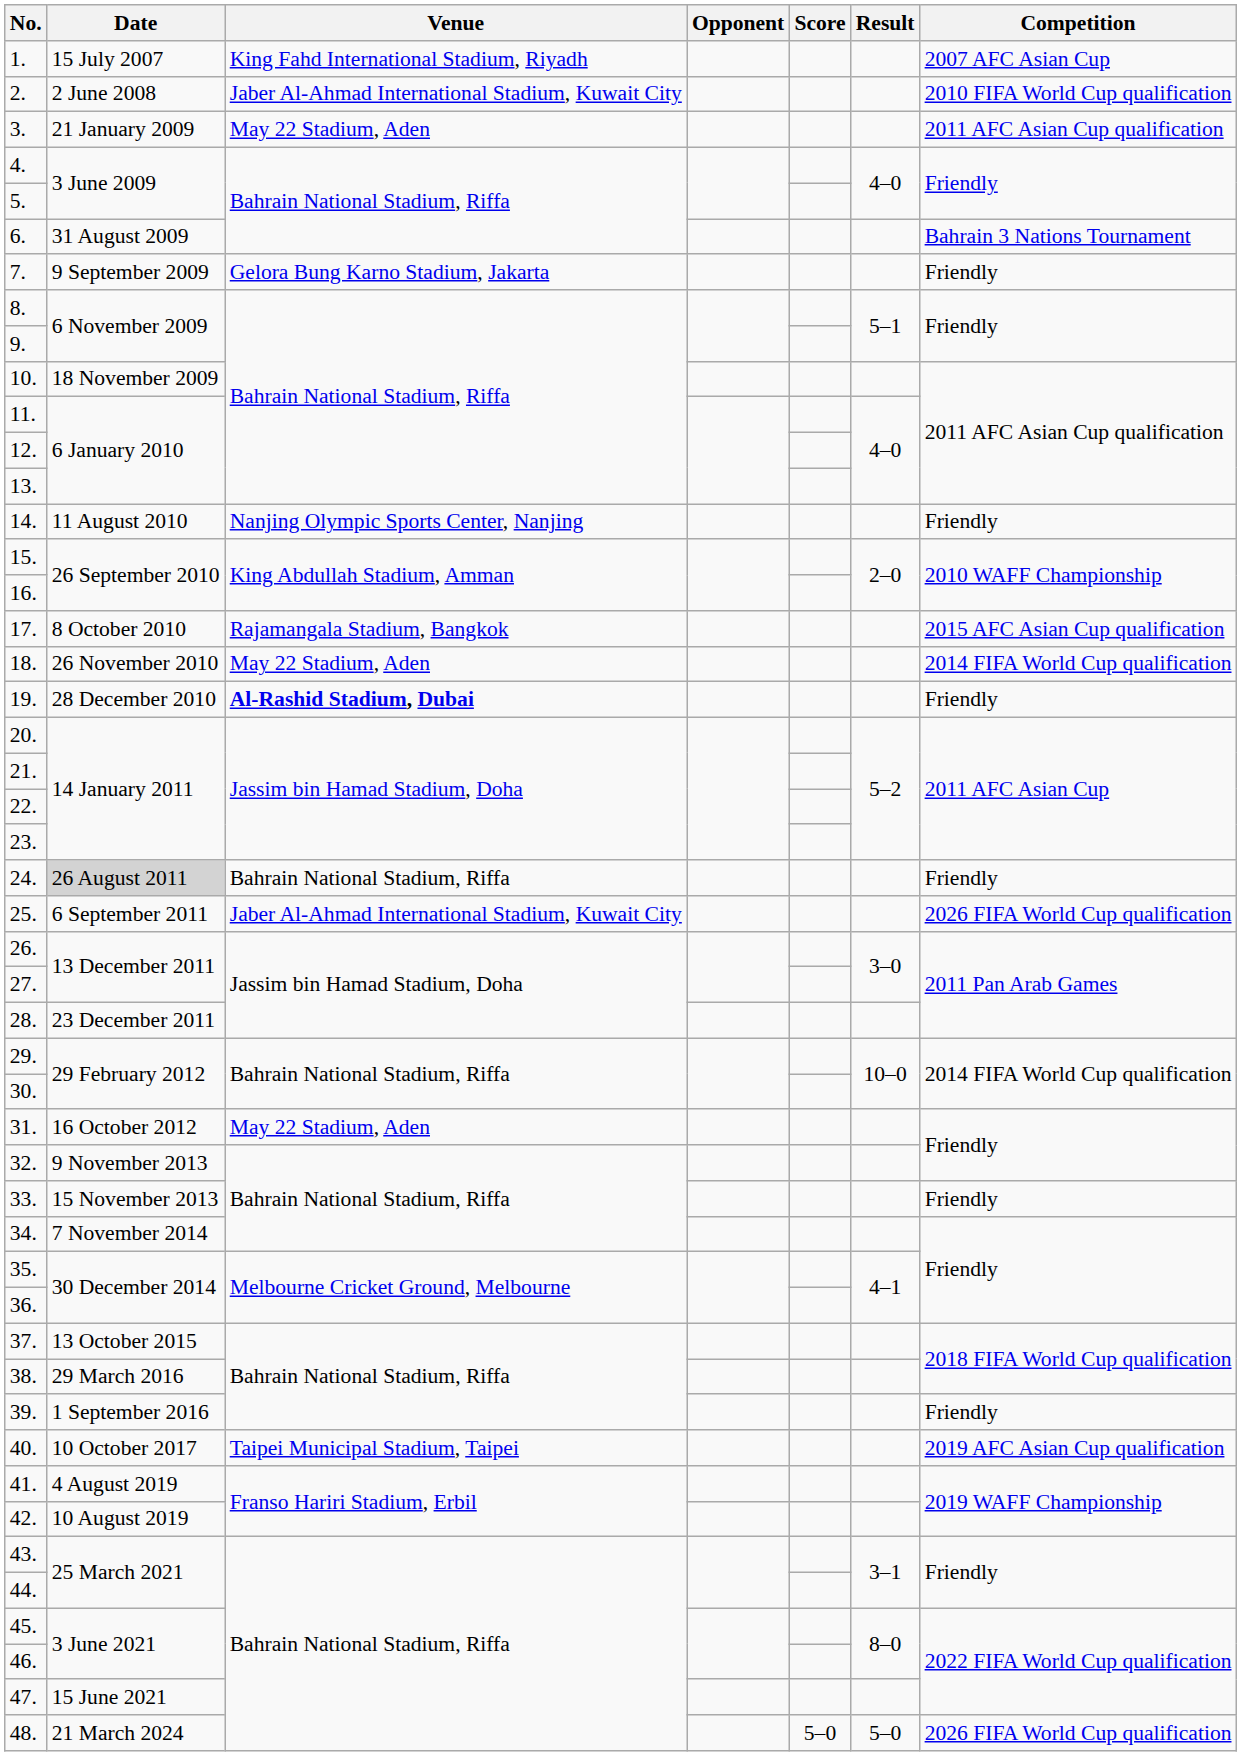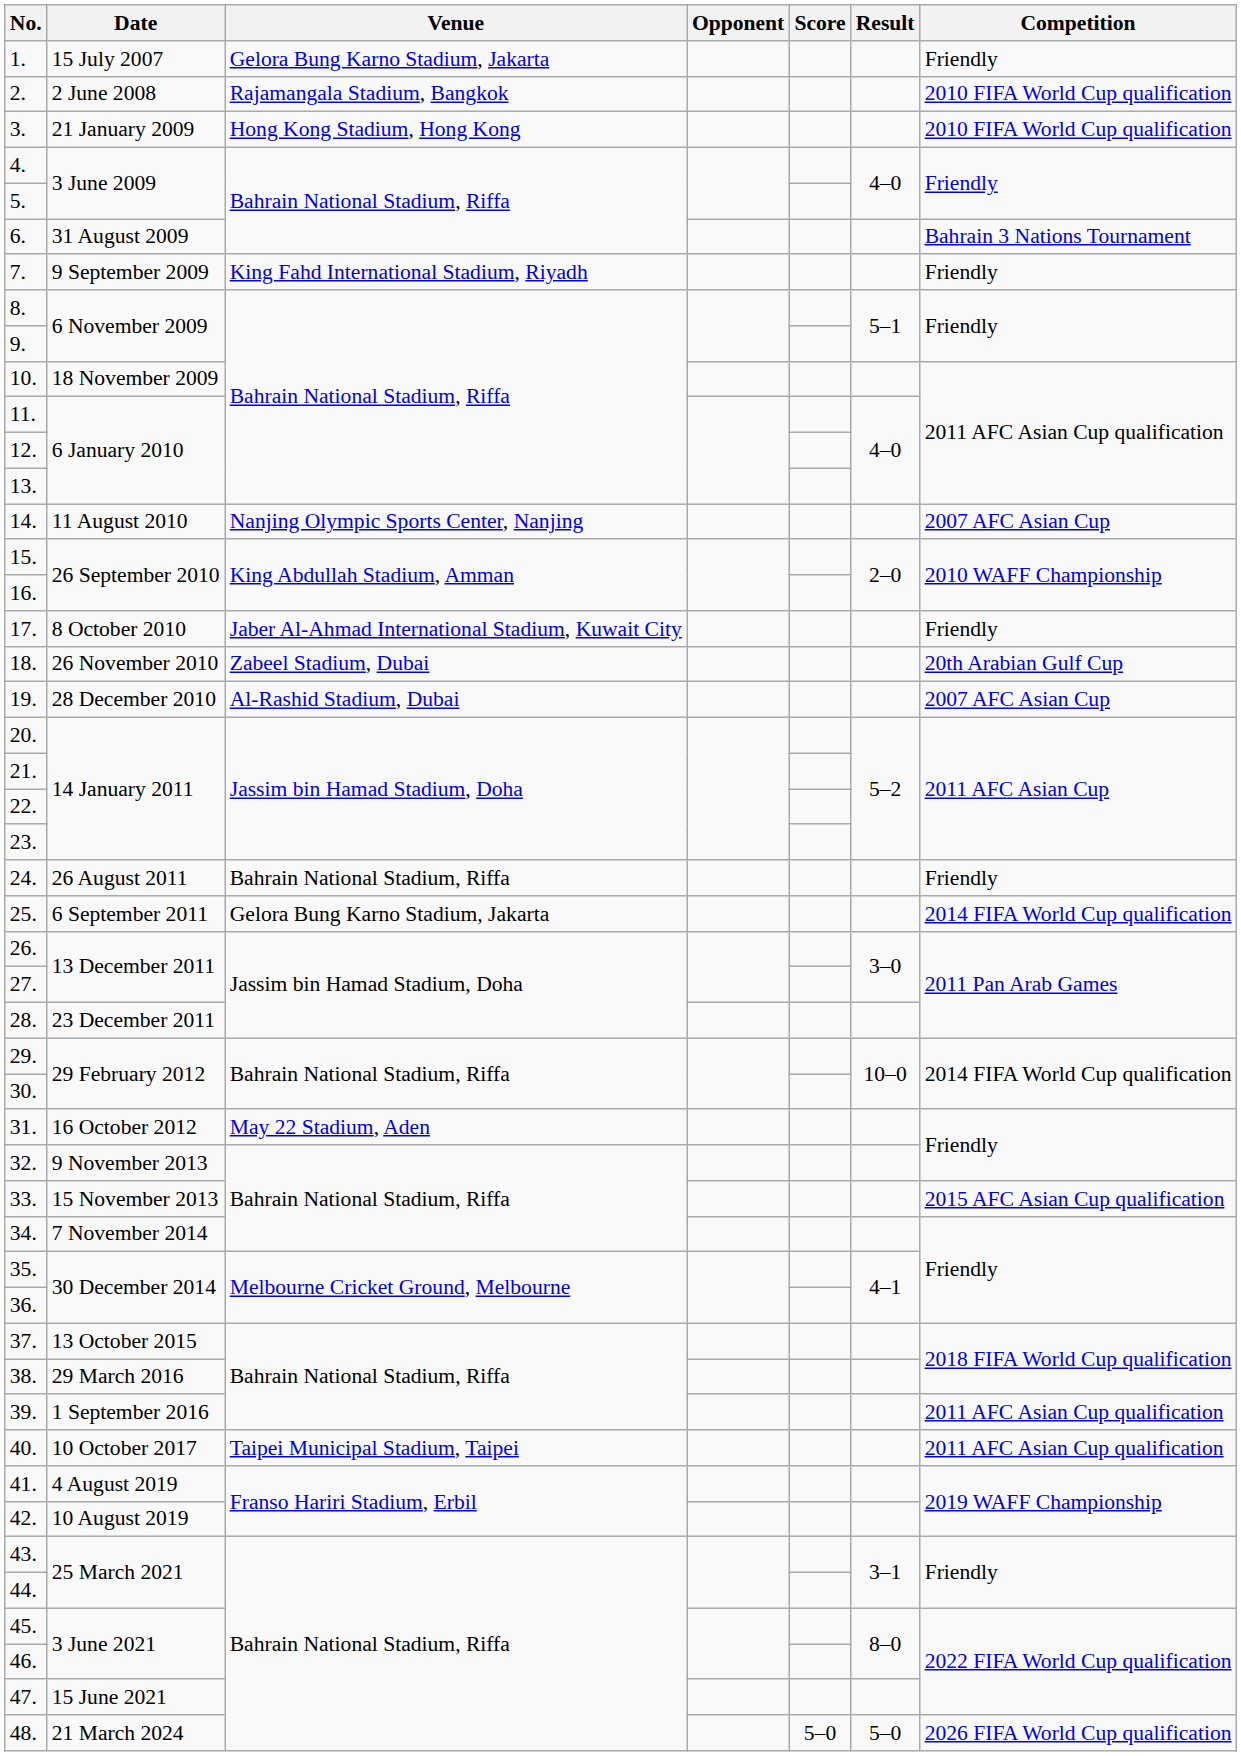(409, 58) King Fahd International Stadium, Riyadh -> (390, 58) Gelora Bung Karno Stadium, Jakarta
(1017, 58) 2007 AFC Asian Cup -> (961, 58) Friendly
(456, 93) Jaber Al-Ahmad International Stadium, Kuwait City -> (369, 93) Rajamangala Stadium, Bangkok
(330, 129) May 22 Stadium, Aden -> (375, 129) Hong Kong Stadium, Hong Kong
(1074, 129) 2011 AFC Asian Cup qualification -> (1078, 129) 2010 FIFA World Cup qualification
(390, 272) Gelora Bung Karno Stadium, Jakarta -> (409, 272) King Fahd International Stadium, Riyadh
(961, 521) Friendly -> (1017, 521) 2007 AFC Asian Cup
(369, 628) Rajamangala Stadium, Bangkok -> (456, 628) Jaber Al-Ahmad International Stadium, Kuwait City
(1075, 628) 2015 AFC Asian Cup qualification -> (961, 628) Friendly
(330, 663) May 22 Stadium, Aden -> (330, 663) Zabeel Stadium, Dubai
(1078, 663) 2014 FIFA World Cup qualification -> (1024, 663) 20th Arabian Gulf Cup
(352, 699) bold -> (345, 699) normal
(961, 699) Friendly -> (1017, 699) 2007 AFC Asian Cup
(120, 877) lightgrey background -> (120, 877) no background
(456, 913) Jaber Al-Ahmad International Stadium, Kuwait City -> (389, 913) Gelora Bung Karno Stadium, Jakarta
(1078, 913) 2026 FIFA World Cup qualification -> (1078, 913) 2014 FIFA World Cup qualification
(961, 1198) Friendly -> (1075, 1198) 2015 AFC Asian Cup qualification
(961, 1412) Friendly -> (1074, 1412) 2011 AFC Asian Cup qualification
(1075, 1447) 2019 AFC Asian Cup qualification -> (1074, 1447) 2011 AFC Asian Cup qualification
